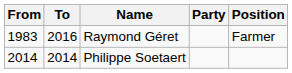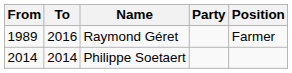(22, 36) 1983 -> (22, 36) 1989
